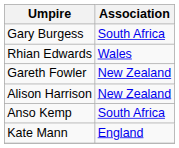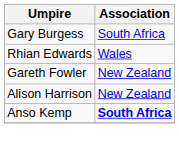(131, 113) normal -> (135, 113) bold
- row: (37, 133)
